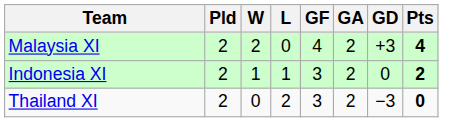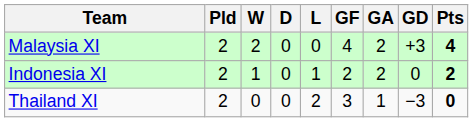+ column: (286, 18)
(317, 74) 3 -> (347, 74) 2
(351, 102) 2 -> (381, 102) 1
